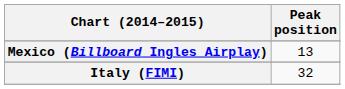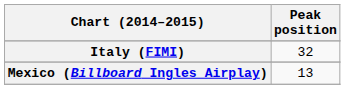rows swapped: (138, 73) <-> (138, 52)
